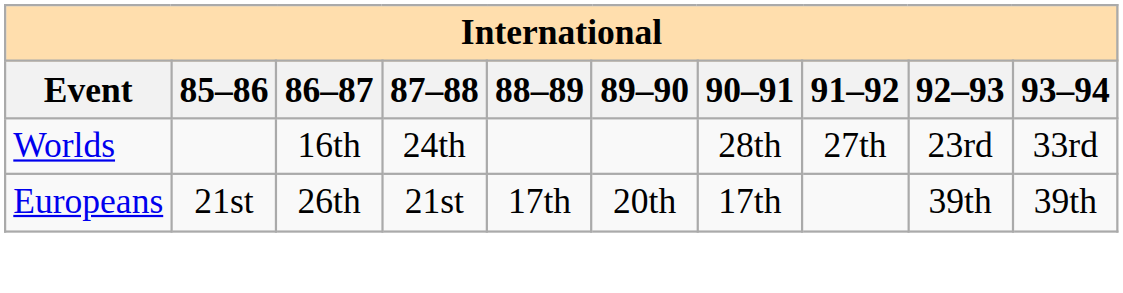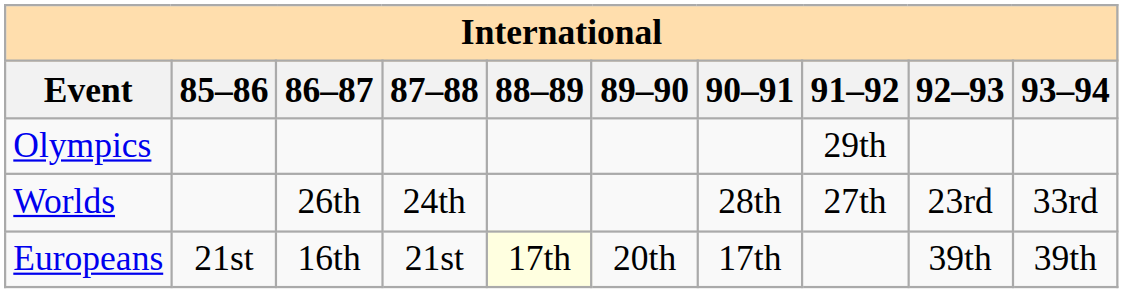+ row: (82, 145)
(329, 145) 16th -> (329, 201) 26th
(329, 201) 26th -> (329, 257) 16th
(539, 201) no background -> (539, 257) lightyellow background
